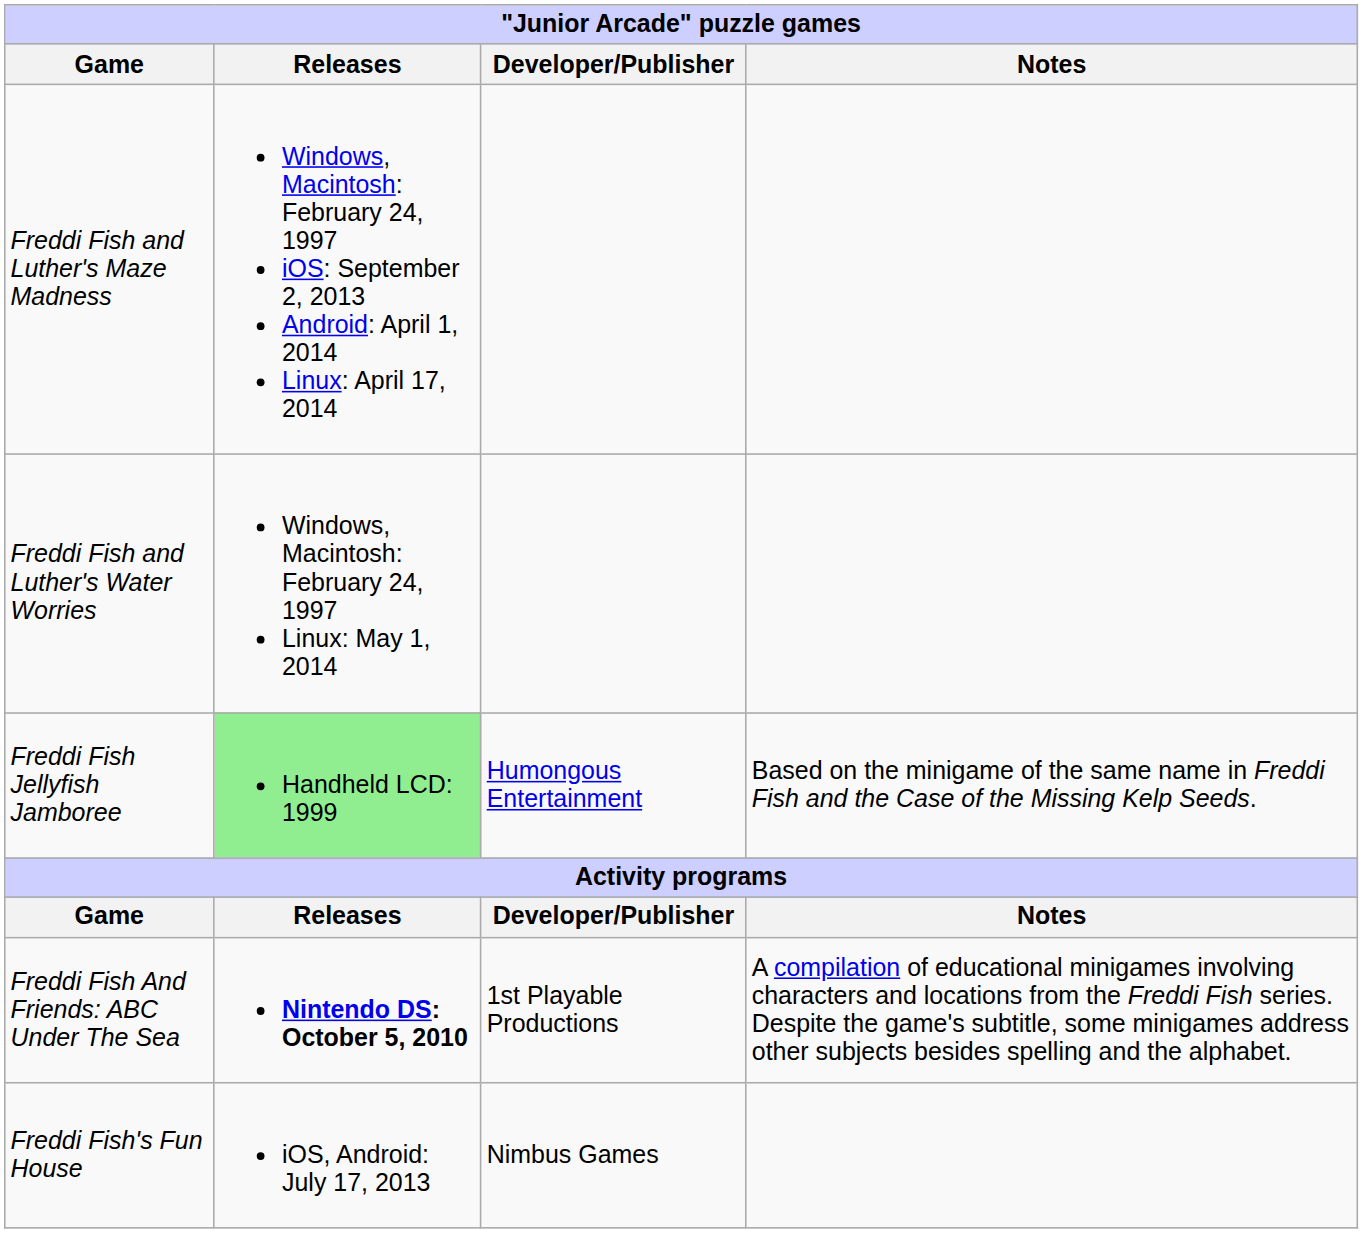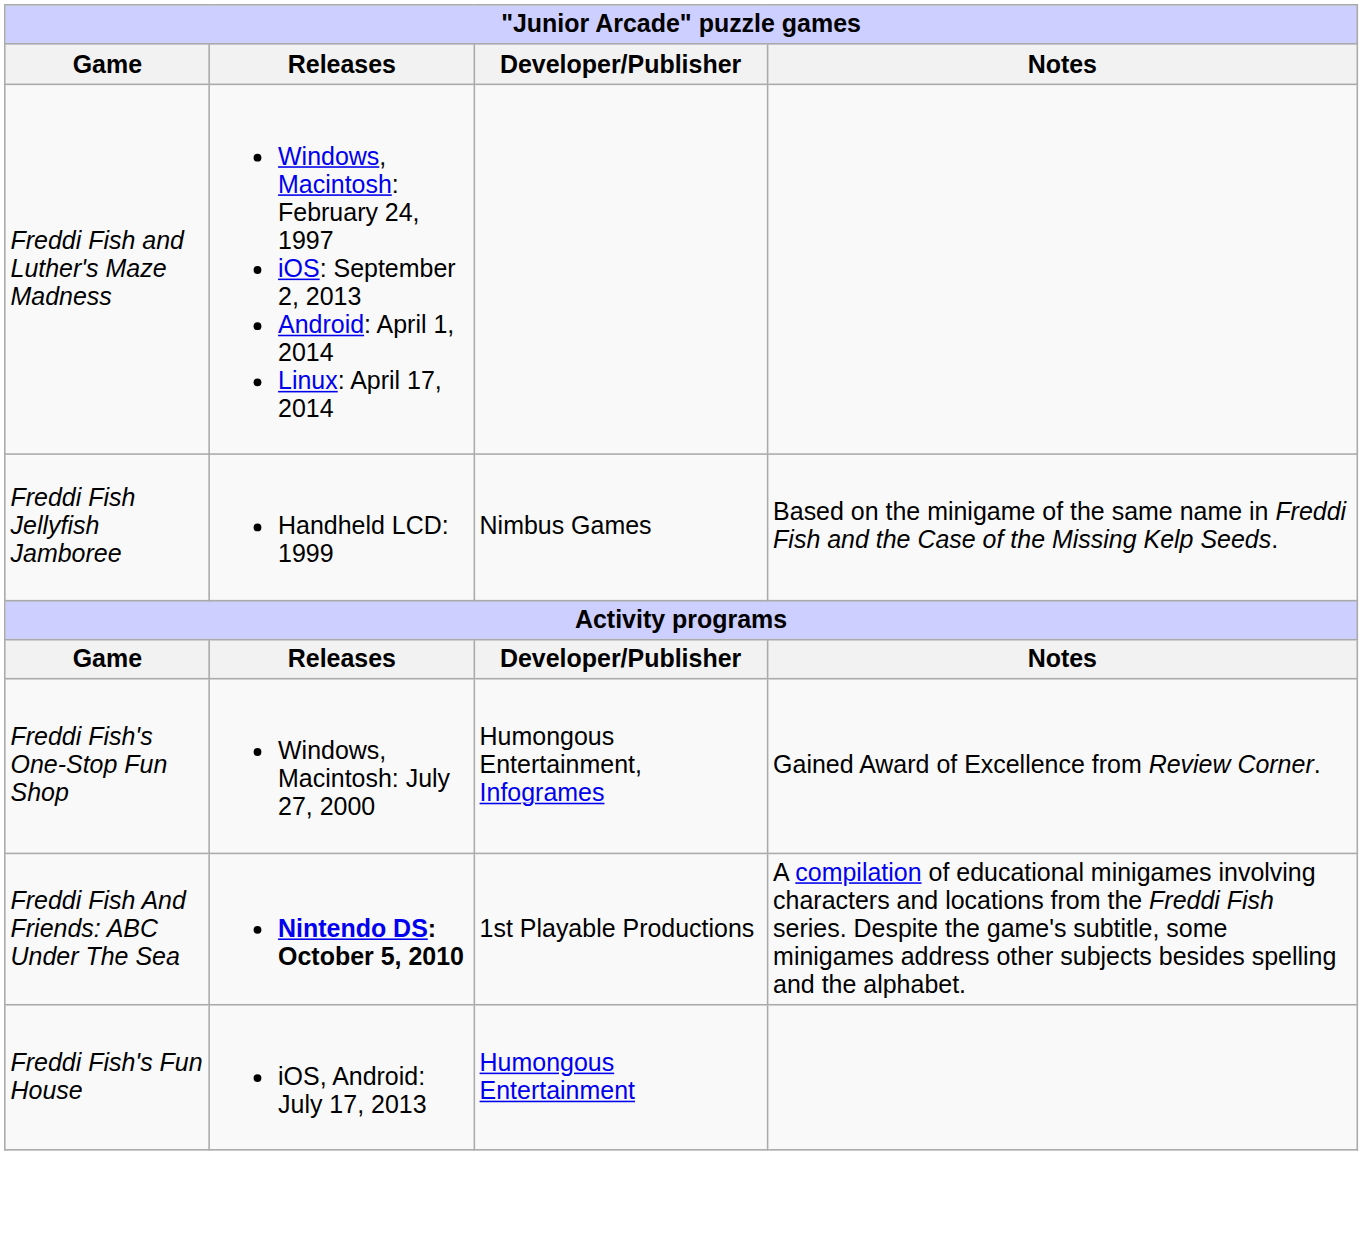- row: (97, 582)
(347, 799) lightgreen background -> (342, 541) no background
(564, 784) Humongous Entertainment -> (566, 526) Nimbus Games
+ row: (89, 765)
(573, 1155) Nimbus Games -> (557, 1077) Humongous Entertainment
